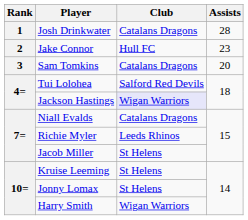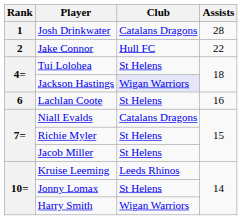(225, 48) 23 -> (218, 48) 22
- row: (68, 65)
(162, 83) Salford Red Devils -> (141, 65) St Helens
+ row: (70, 100)
(149, 135) Leeds Rhinos -> (141, 135) St Helens
(141, 170) St Helens -> (149, 170) Leeds Rhinos
